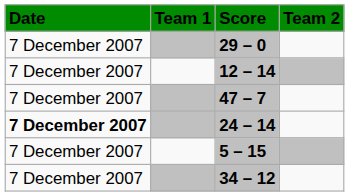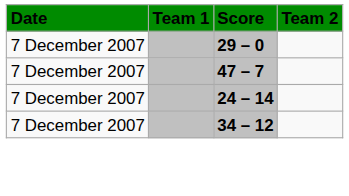- row: (247, 71)
(78, 125) bold -> (78, 98) normal
- row: (243, 151)
